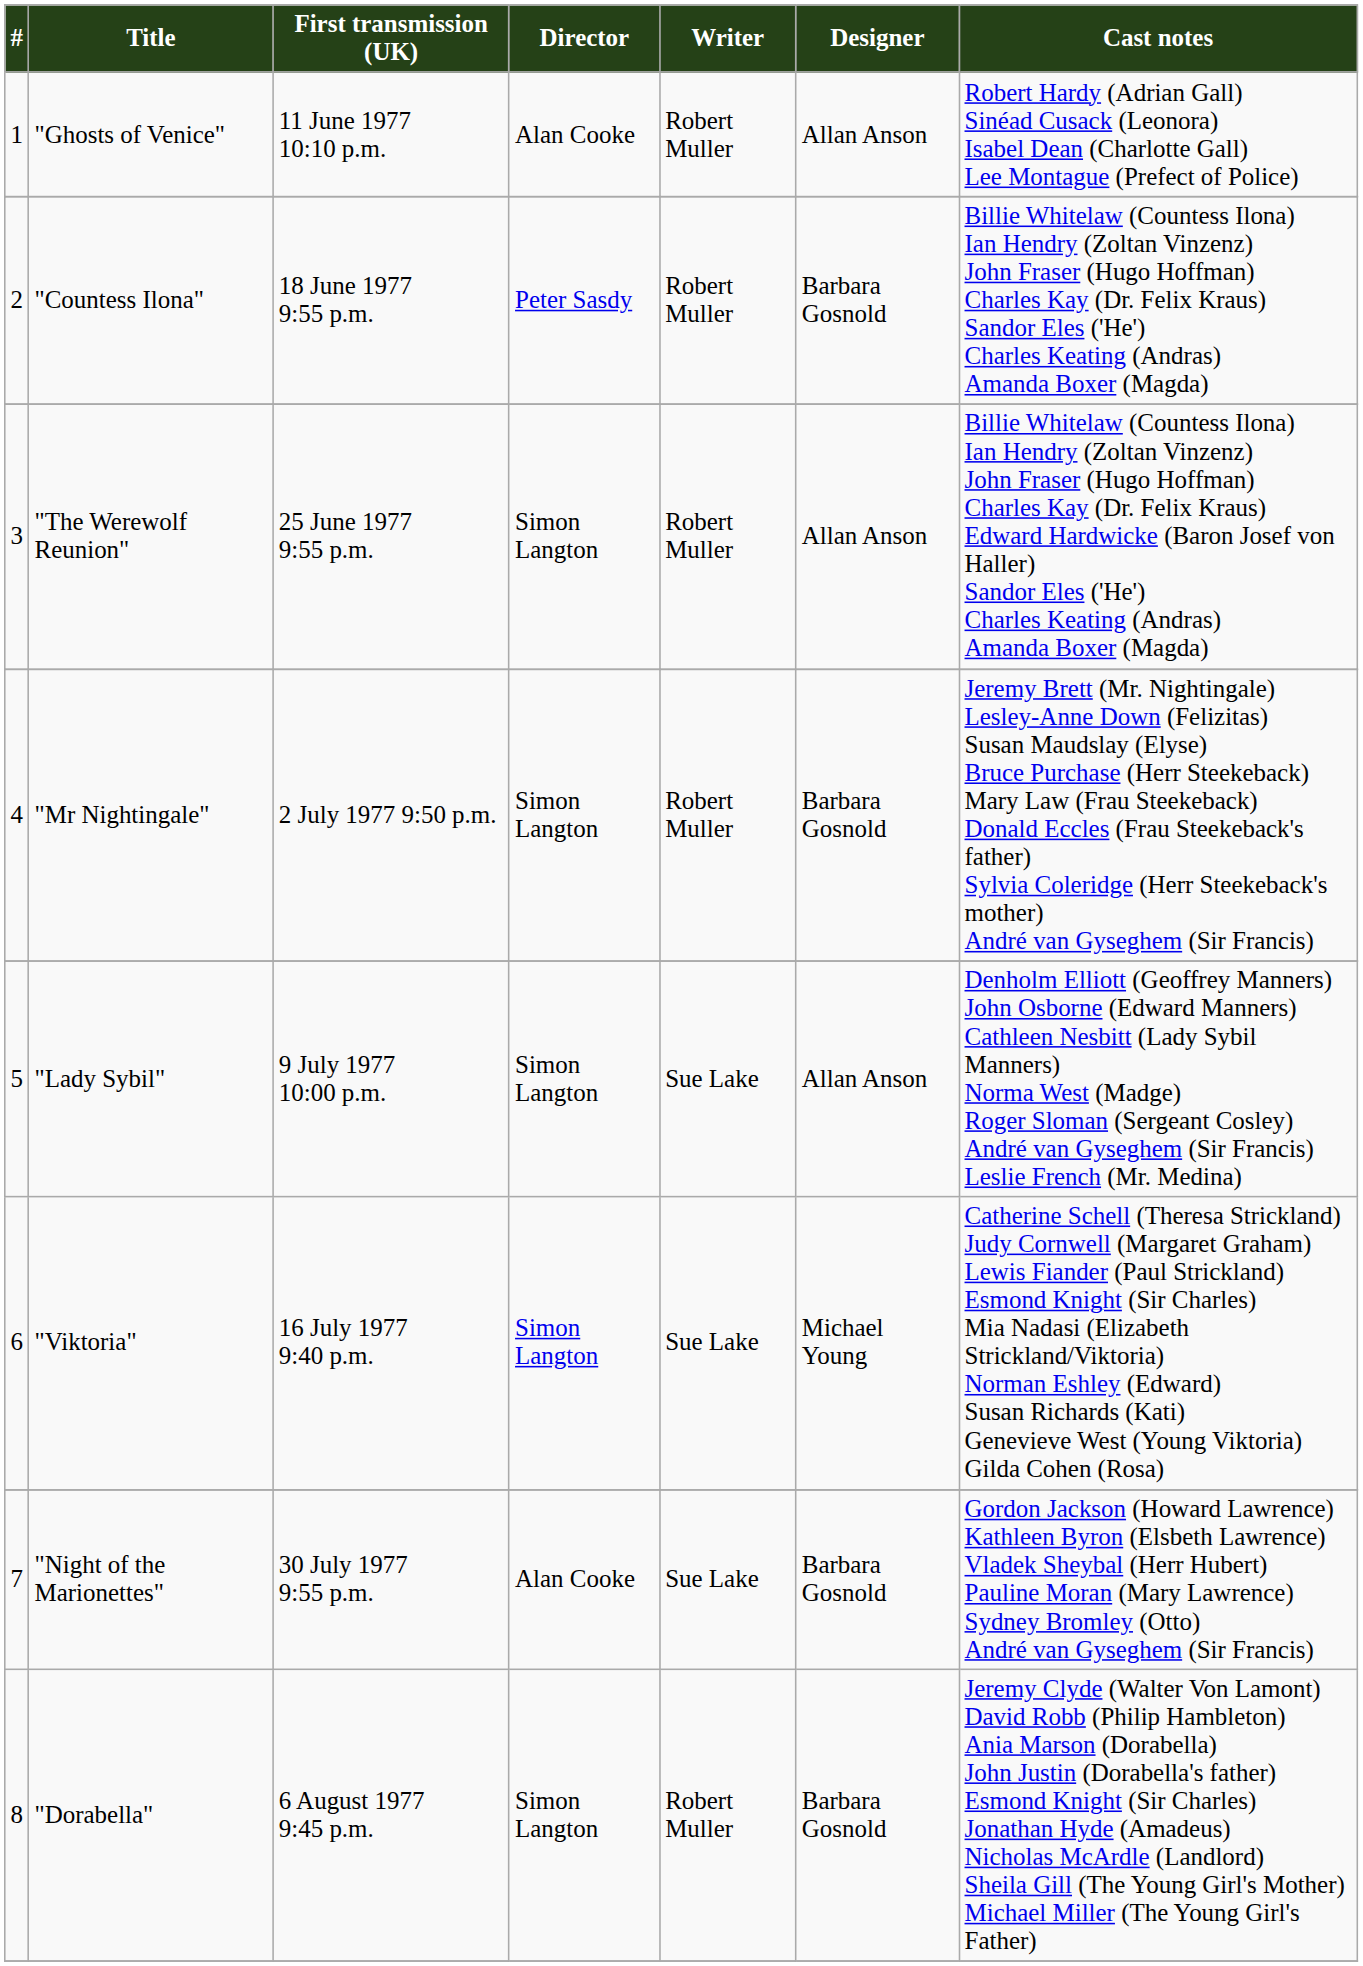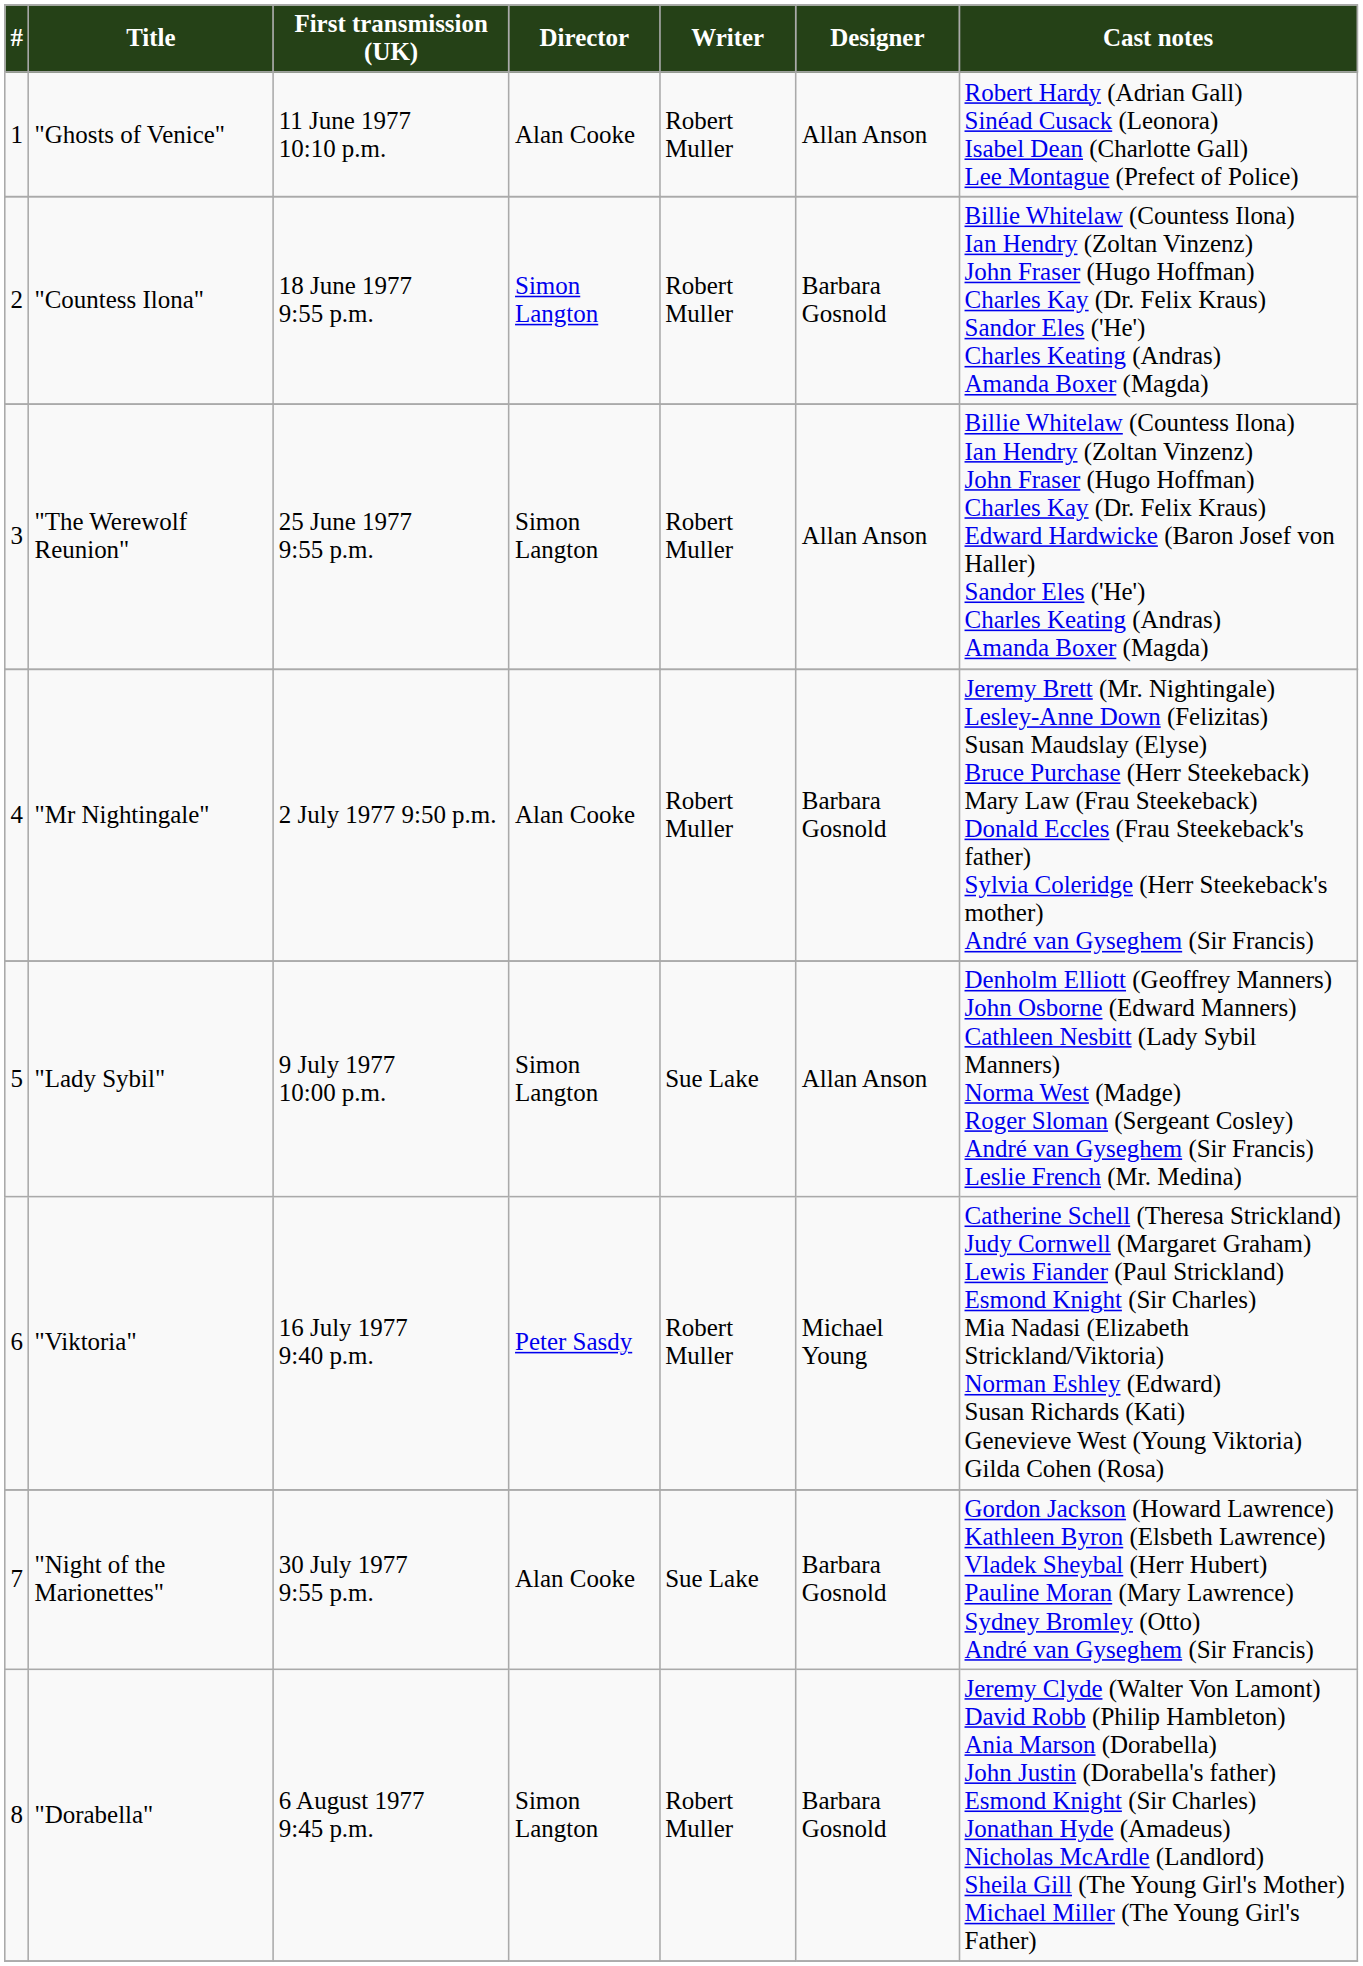(574, 300) Peter Sasdy -> (557, 300) Simon Langton
(557, 814) Simon Langton -> (575, 814) Alan Cooke
(557, 1342) Simon Langton -> (574, 1342) Peter Sasdy
(712, 1342) Sue Lake -> (699, 1342) Robert Muller
